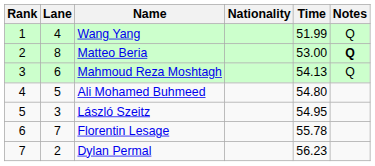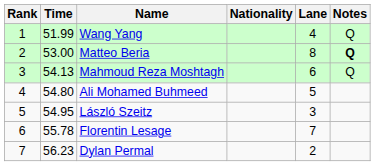columns swapped: (57, 14) <-> (312, 14)
